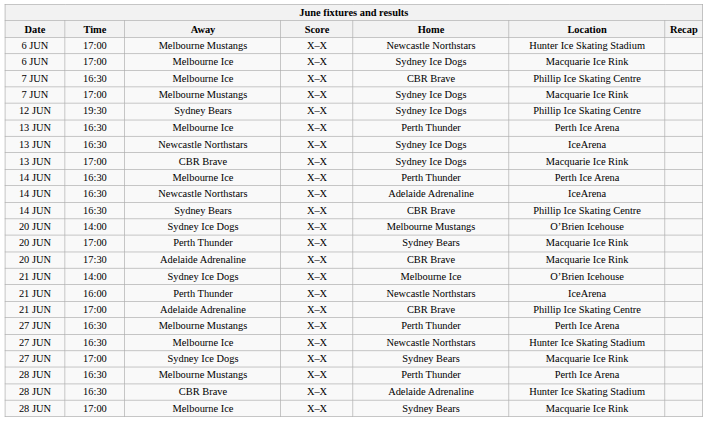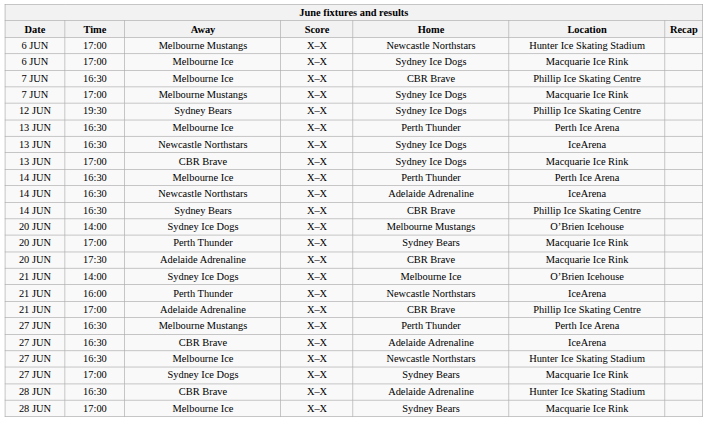+ row: (35, 342)
- row: (35, 375)
